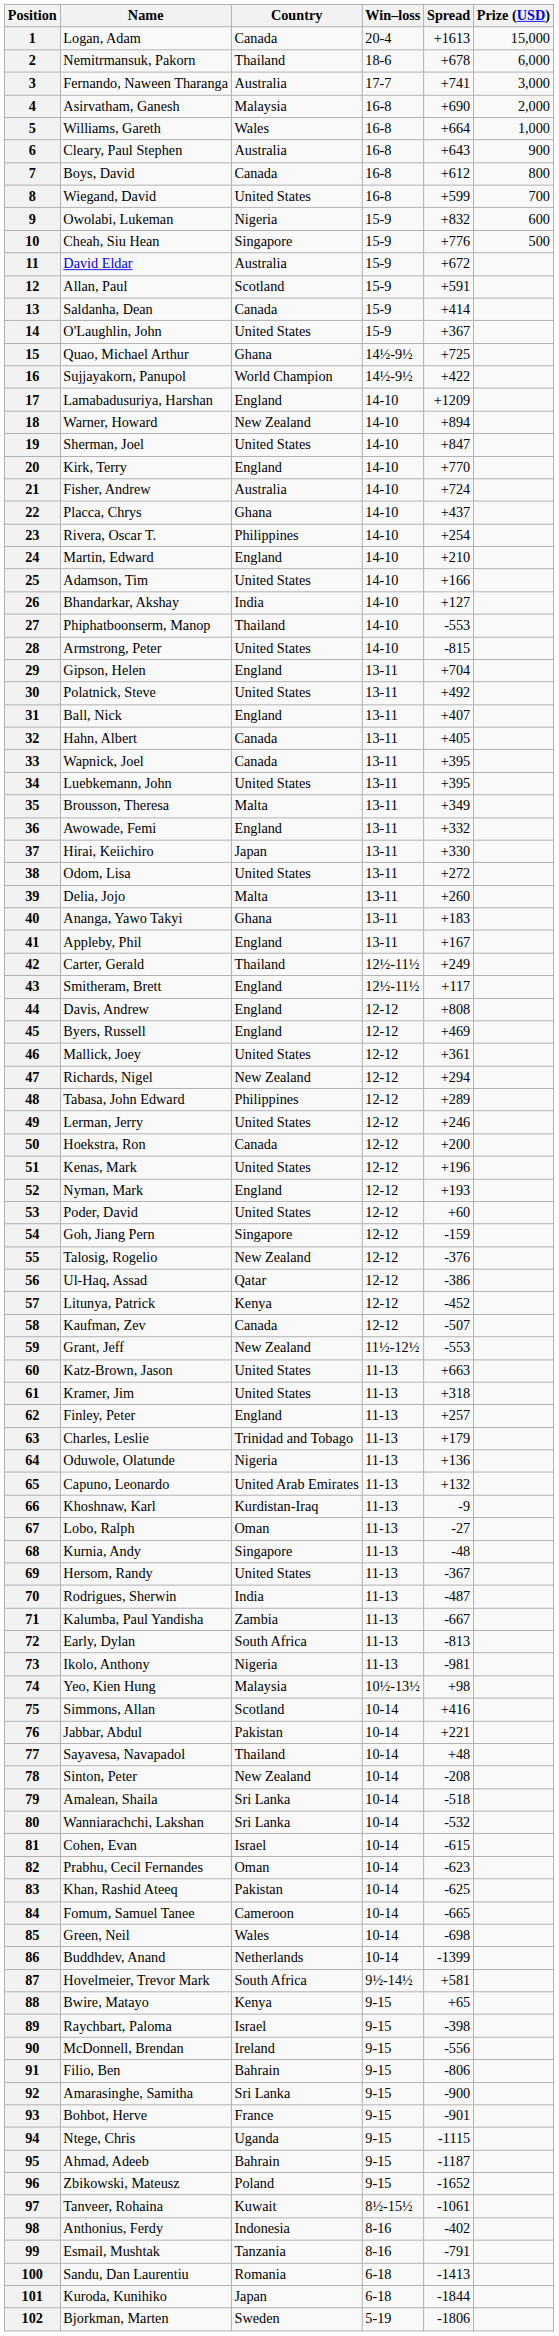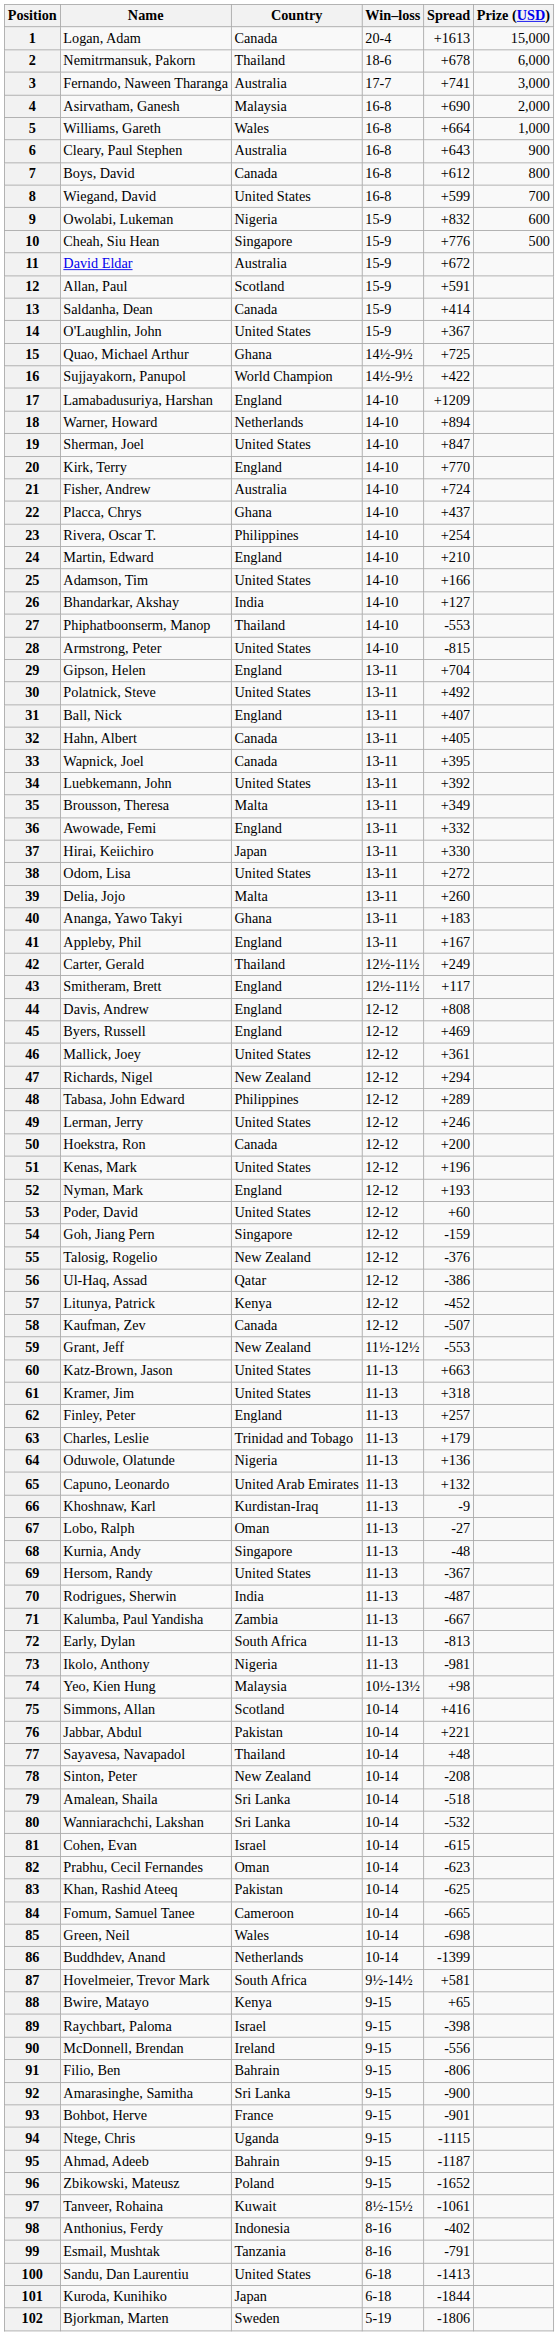(273, 422) New Zealand -> (269, 422) Netherlands
(456, 783) +395 -> (456, 783) +392
(260, 2274) Romania -> (273, 2274) United States
